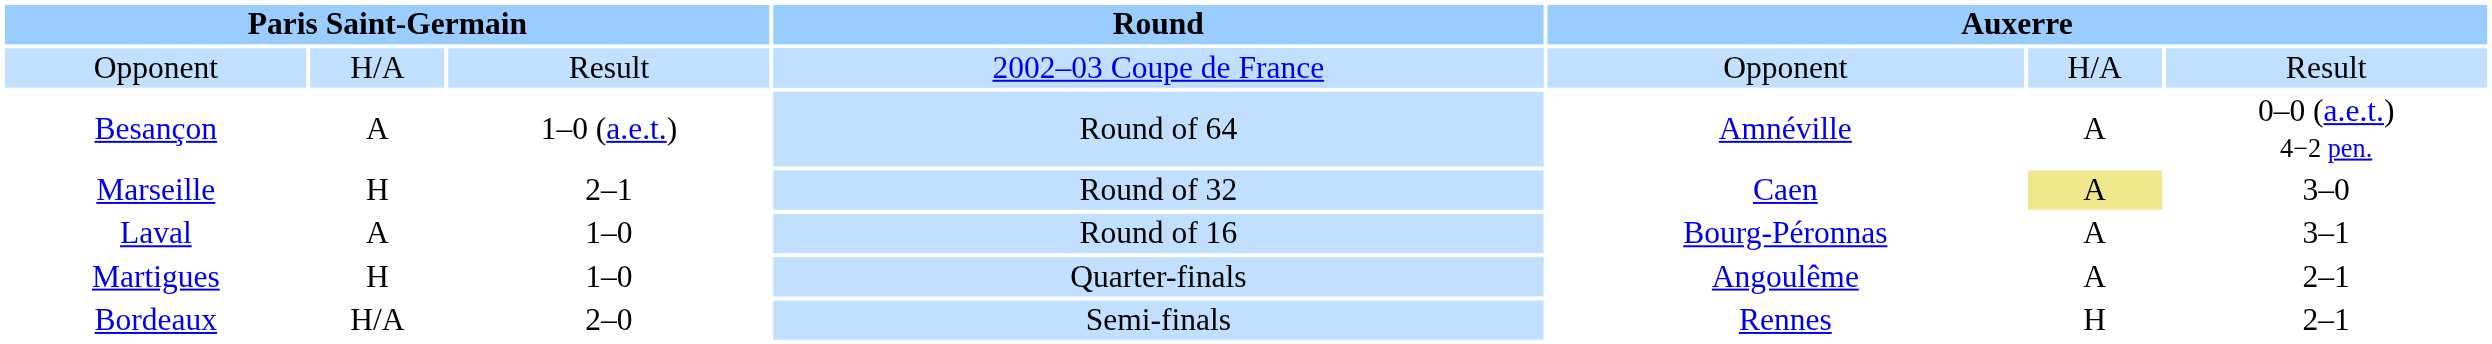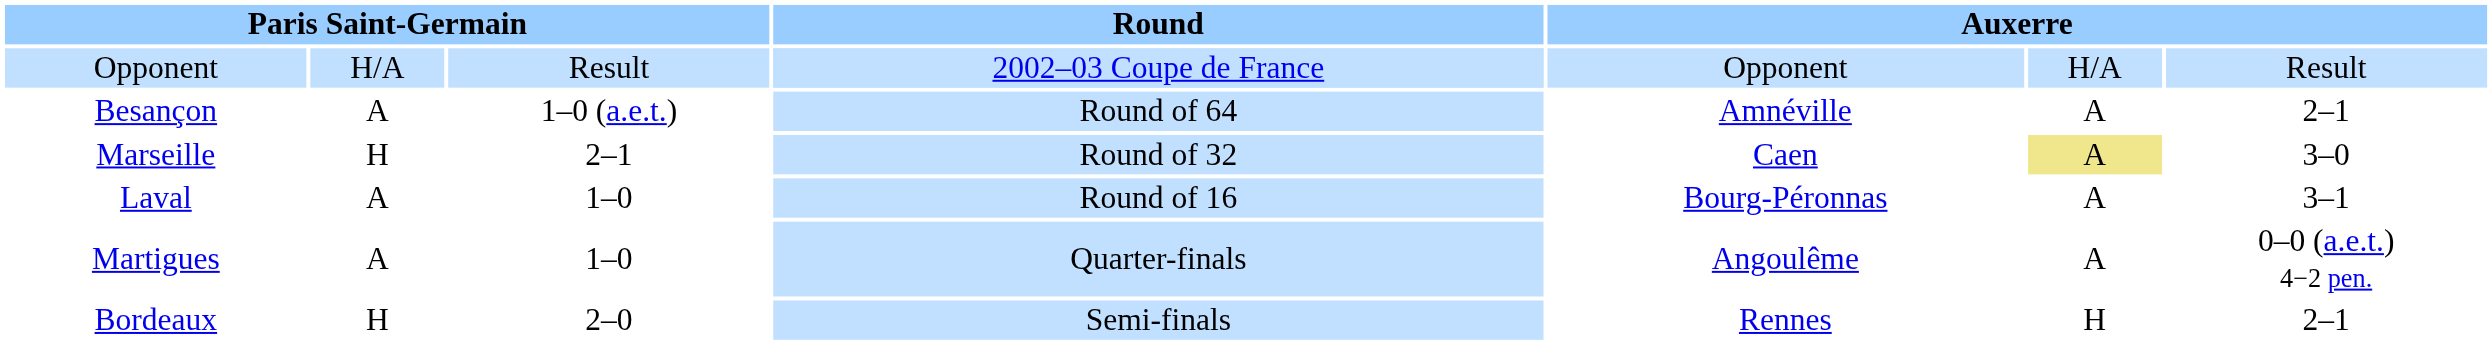(2326, 128) 0–0 (a.e.t.) 4−2 pen. -> (2326, 110) 2–1
(377, 276) H -> (377, 258) A
(2326, 276) 2–1 -> (2326, 258) 0–0 (a.e.t.) 4−2 pen.
(377, 319) H/A -> (377, 319) H
